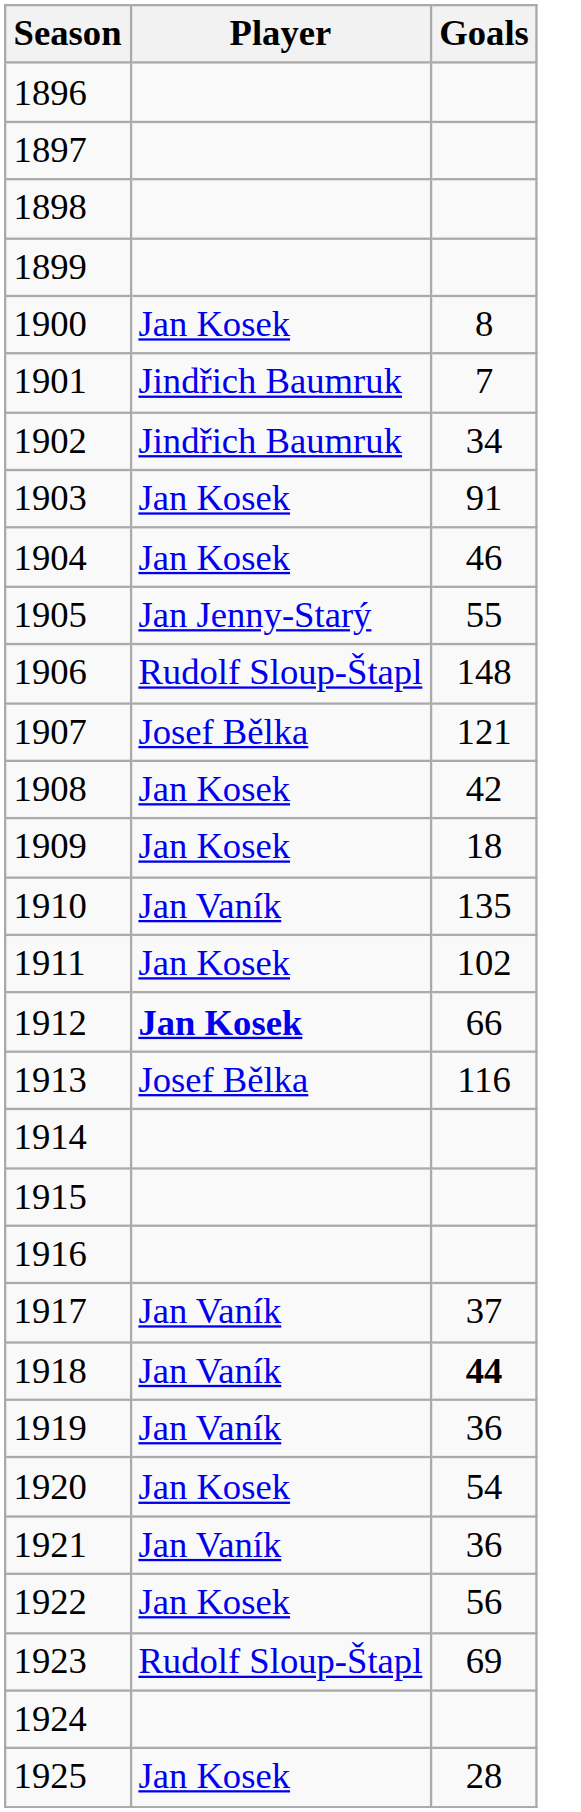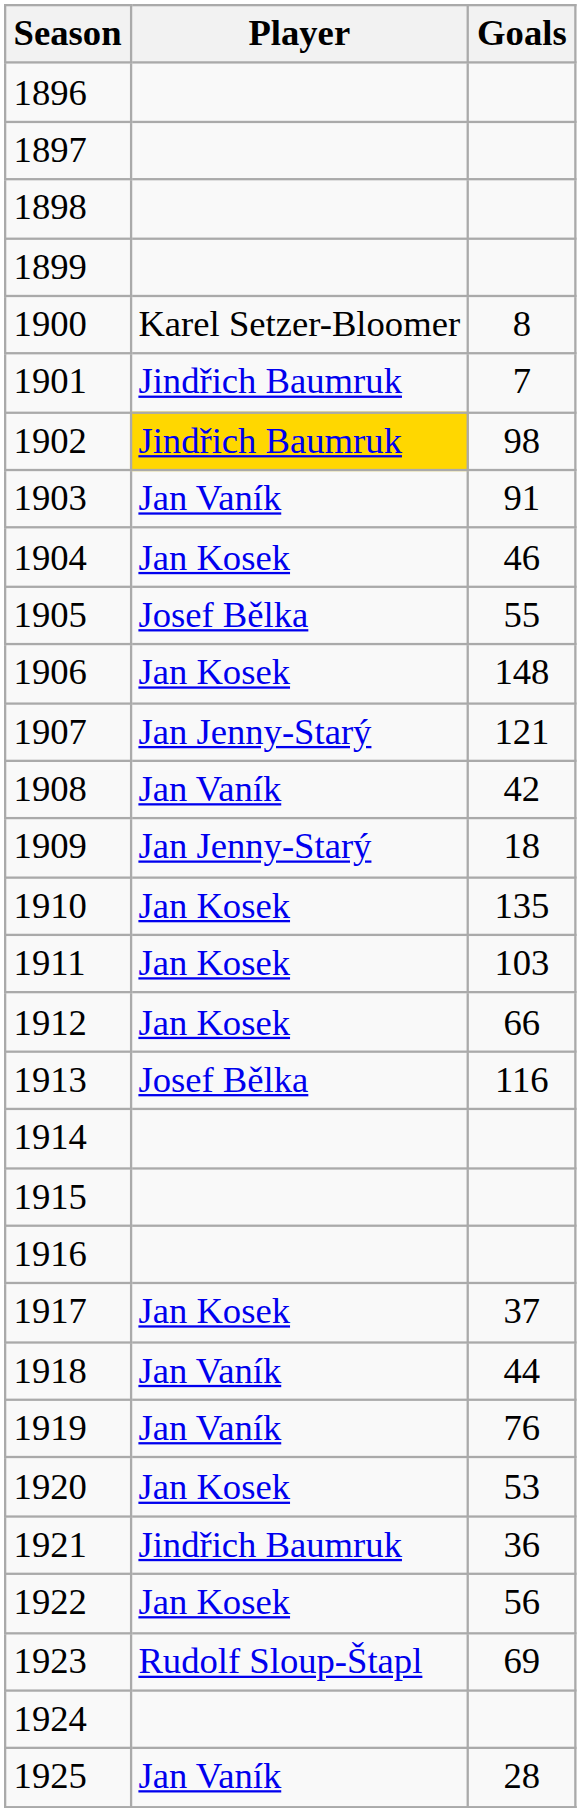(214, 324) Jan Kosek -> (299, 324) Karel Setzer-Bloomer
(270, 440) no background -> (270, 440) gold background
(484, 440) 34 -> (522, 440) 98
(214, 498) Jan Kosek -> (210, 498) Jan Vaník
(255, 614) Jan Jenny-Starý -> (223, 614) Josef Bělka
(280, 672) Rudolf Sloup-Štapl -> (214, 672) Jan Kosek
(223, 730) Josef Bělka -> (255, 730) Jan Jenny-Starý
(214, 788) Jan Kosek -> (210, 788) Jan Vaník
(214, 847) Jan Kosek -> (255, 847) Jan Jenny-Starý
(210, 905) Jan Vaník -> (214, 905) Jan Kosek
(484, 963) 102 -> (522, 963) 103
(220, 1021) bold -> (214, 1021) normal
(210, 1311) Jan Vaník -> (214, 1311) Jan Kosek
(484, 1370) bold -> (522, 1370) normal
(484, 1428) 36 -> (522, 1428) 76
(484, 1486) 54 -> (522, 1486) 53
(210, 1544) Jan Vaník -> (270, 1544) Jindřich Baumruk
(214, 1776) Jan Kosek -> (210, 1776) Jan Vaník
